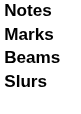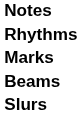+ row: (41, 34)
